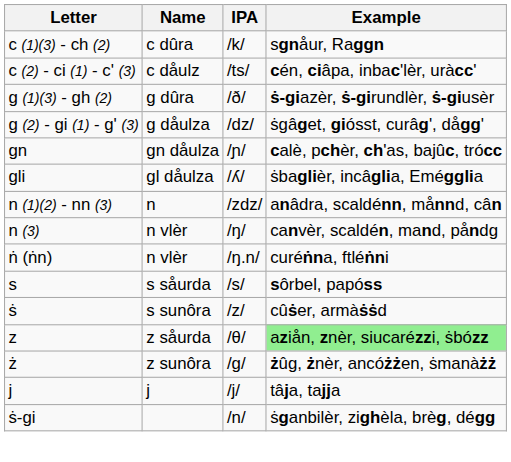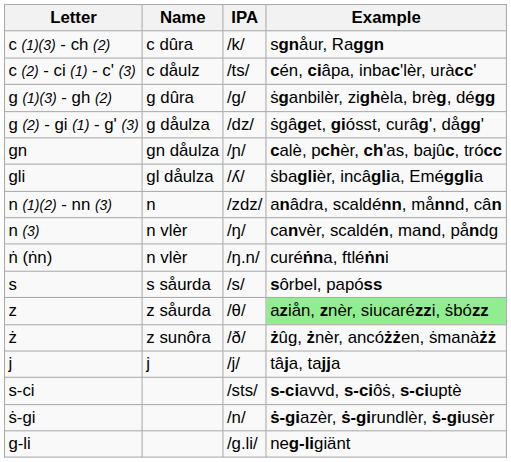(236, 97) /ð/ -> (236, 97) /g/
(382, 97) ṡ-giazèr, ṡ-girundlèr, ṡ-giusèr -> (383, 97) ṡganbilèr, zighèla, brèg, dégg
- row: (13, 310)
(236, 364) /g/ -> (236, 337) /ð/
+ row: (21, 390)
(383, 417) ṡganbilèr, zighèla, brèg, dégg -> (382, 417) ṡ-giazèr, ṡ-girundlèr, ṡ-giusèr
+ row: (20, 444)
